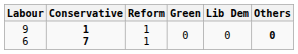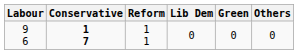columns swapped: (185, 13) <-> (227, 13)
(272, 35) bold -> (272, 35) normal
